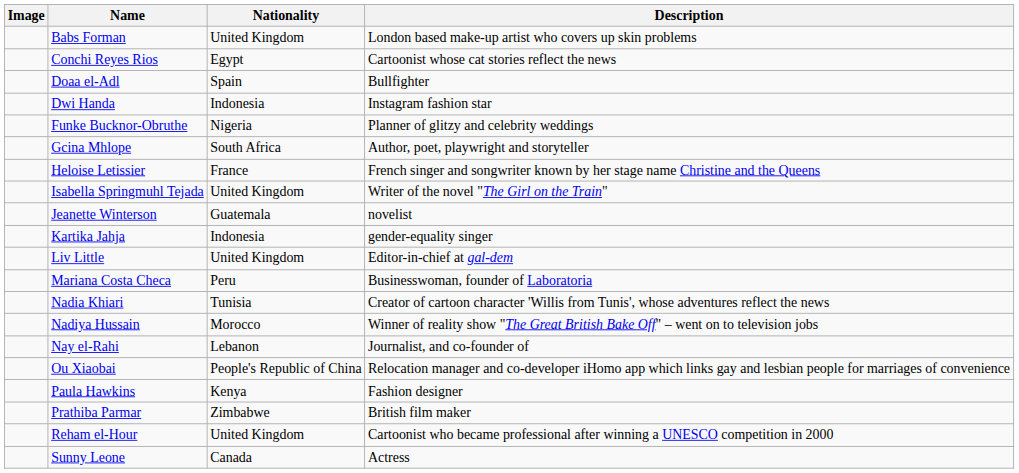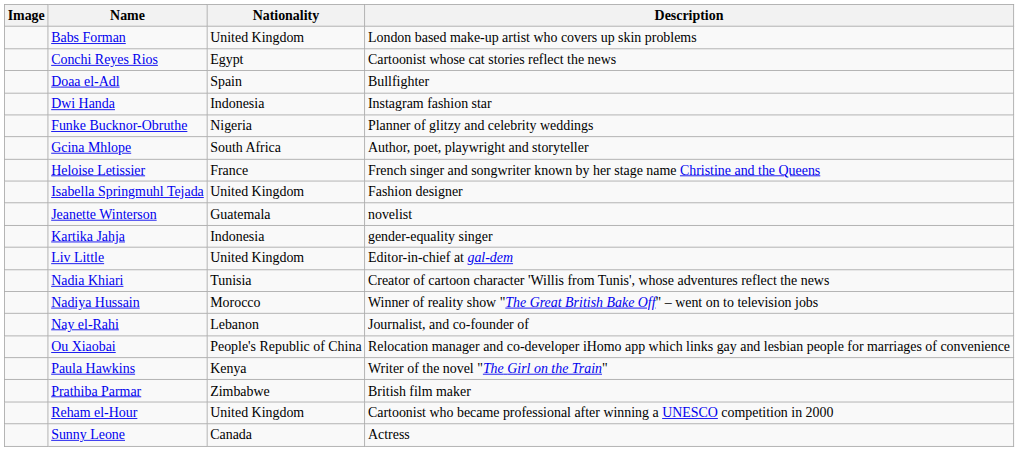(488, 192) Writer of the novel "The Girl on the Train" -> (415, 192) Fashion designer
- row: (111, 280)
(415, 390) Fashion designer -> (488, 368) Writer of the novel "The Girl on the Train"
